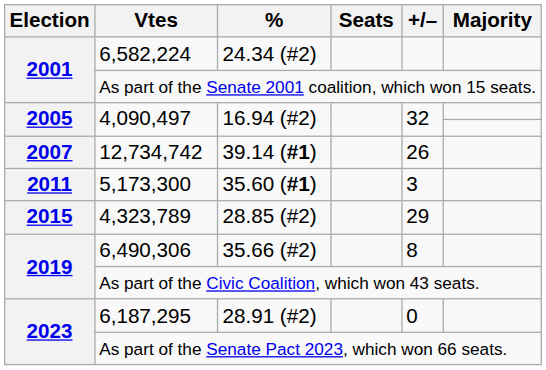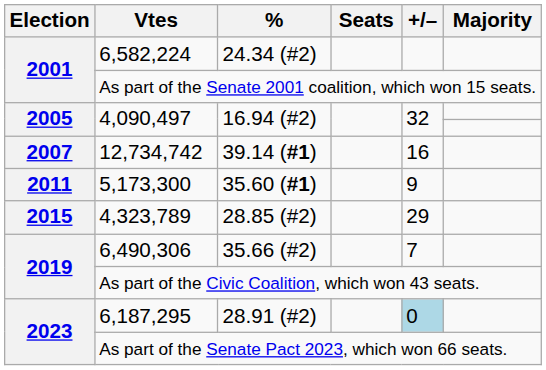(418, 151) 26 -> (418, 151) 16
(412, 184) 3 -> (412, 184) 9
(412, 250) 8 -> (412, 250) 7
(412, 315) no background -> (412, 315) lightblue background
